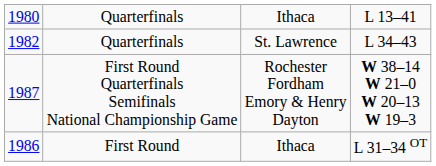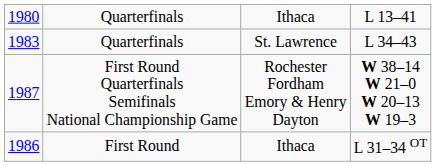(24, 41) 1982 -> (24, 41) 1983
